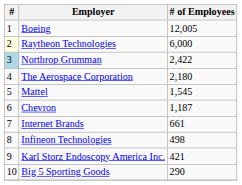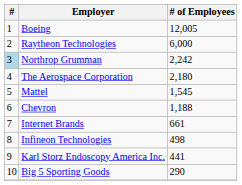(9, 44) lightyellow background -> (9, 44) no background
(181, 60) 2,422 -> (181, 60) 2,242
(181, 108) 1,187 -> (181, 108) 1,188
(177, 156) 421 -> (177, 156) 441
